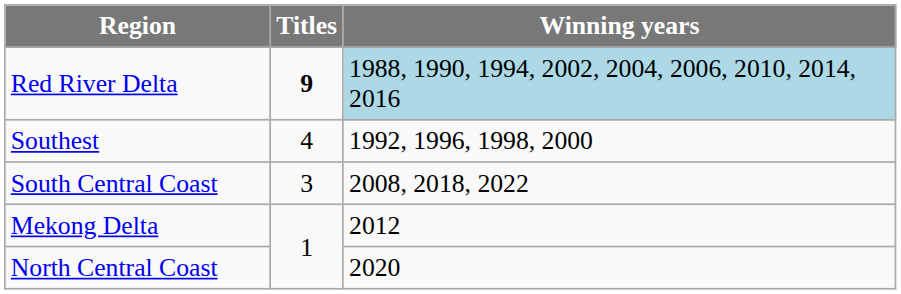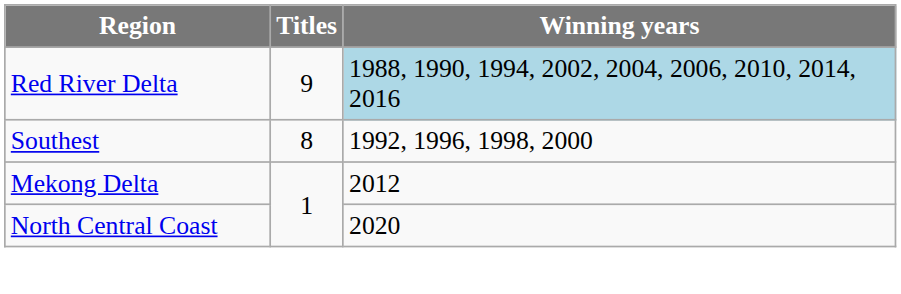(307, 83) bold -> (307, 83) normal
(307, 140) 4 -> (307, 140) 8
- row: (114, 183)
